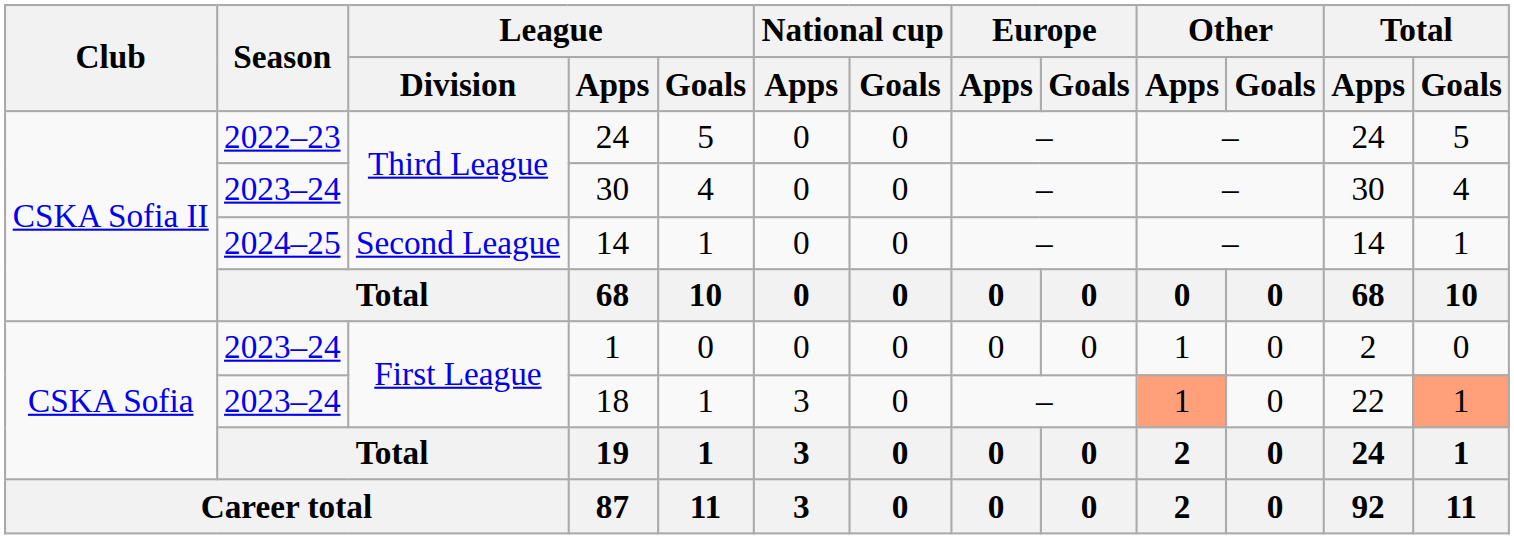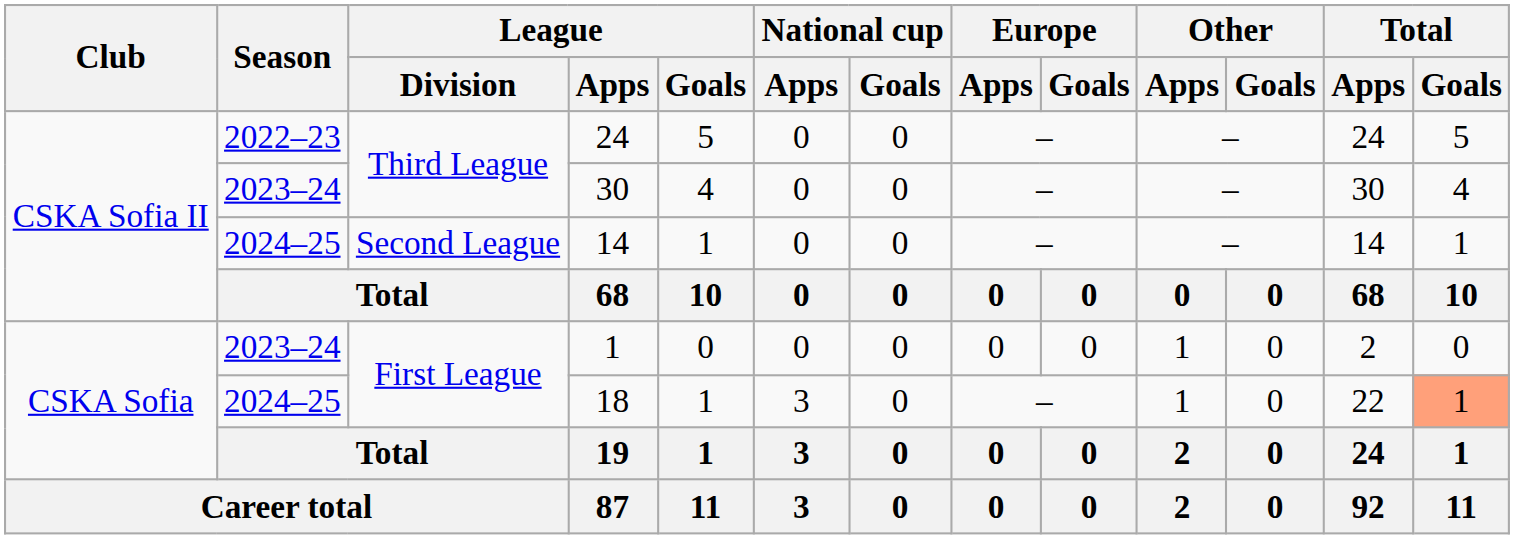(282, 400) 2023–24 -> (282, 400) 2024–25
(1182, 400) lightsalmon background -> (1182, 400) no background
